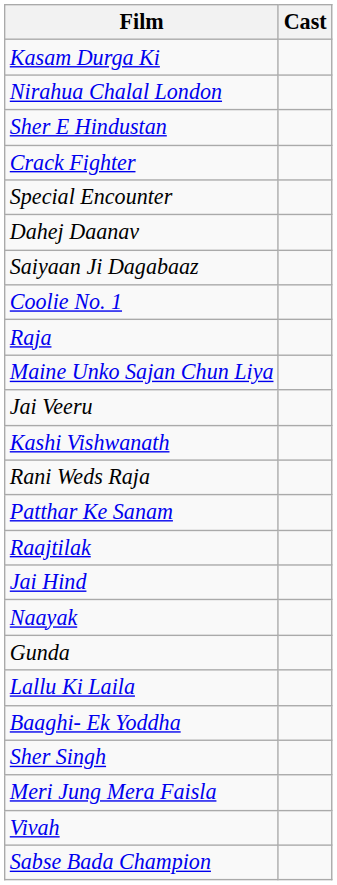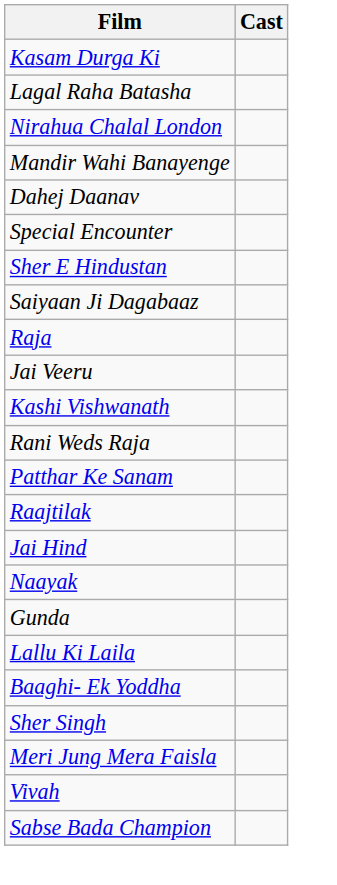+ row: (101, 92)
+ row: (120, 162)
rows swapped: (88, 127) <-> (74, 232)
- row: (73, 162)
- row: (66, 302)
- row: (142, 372)
